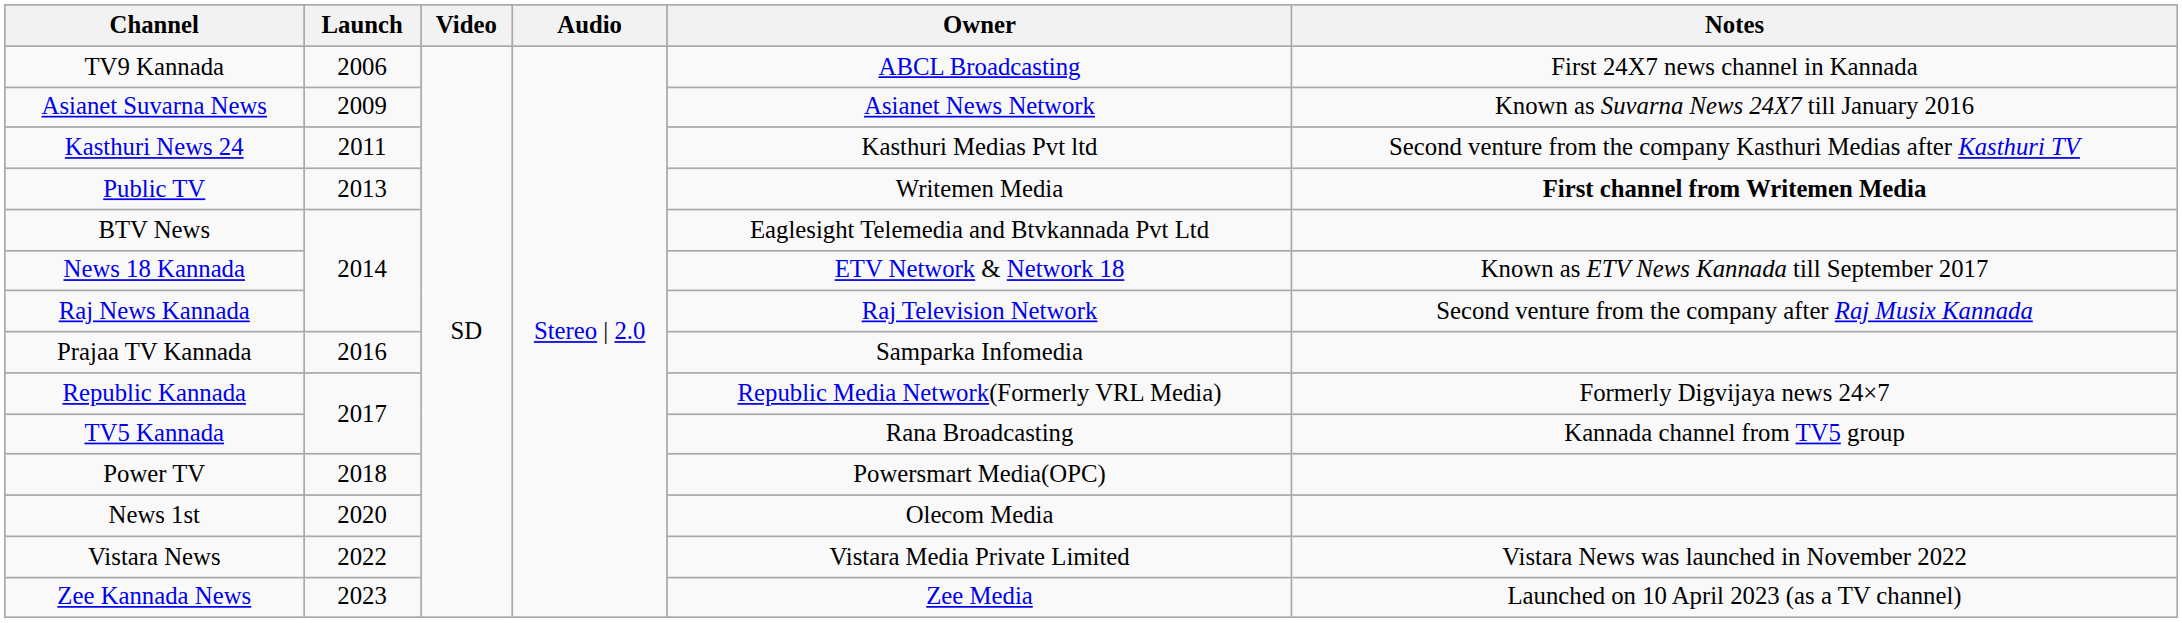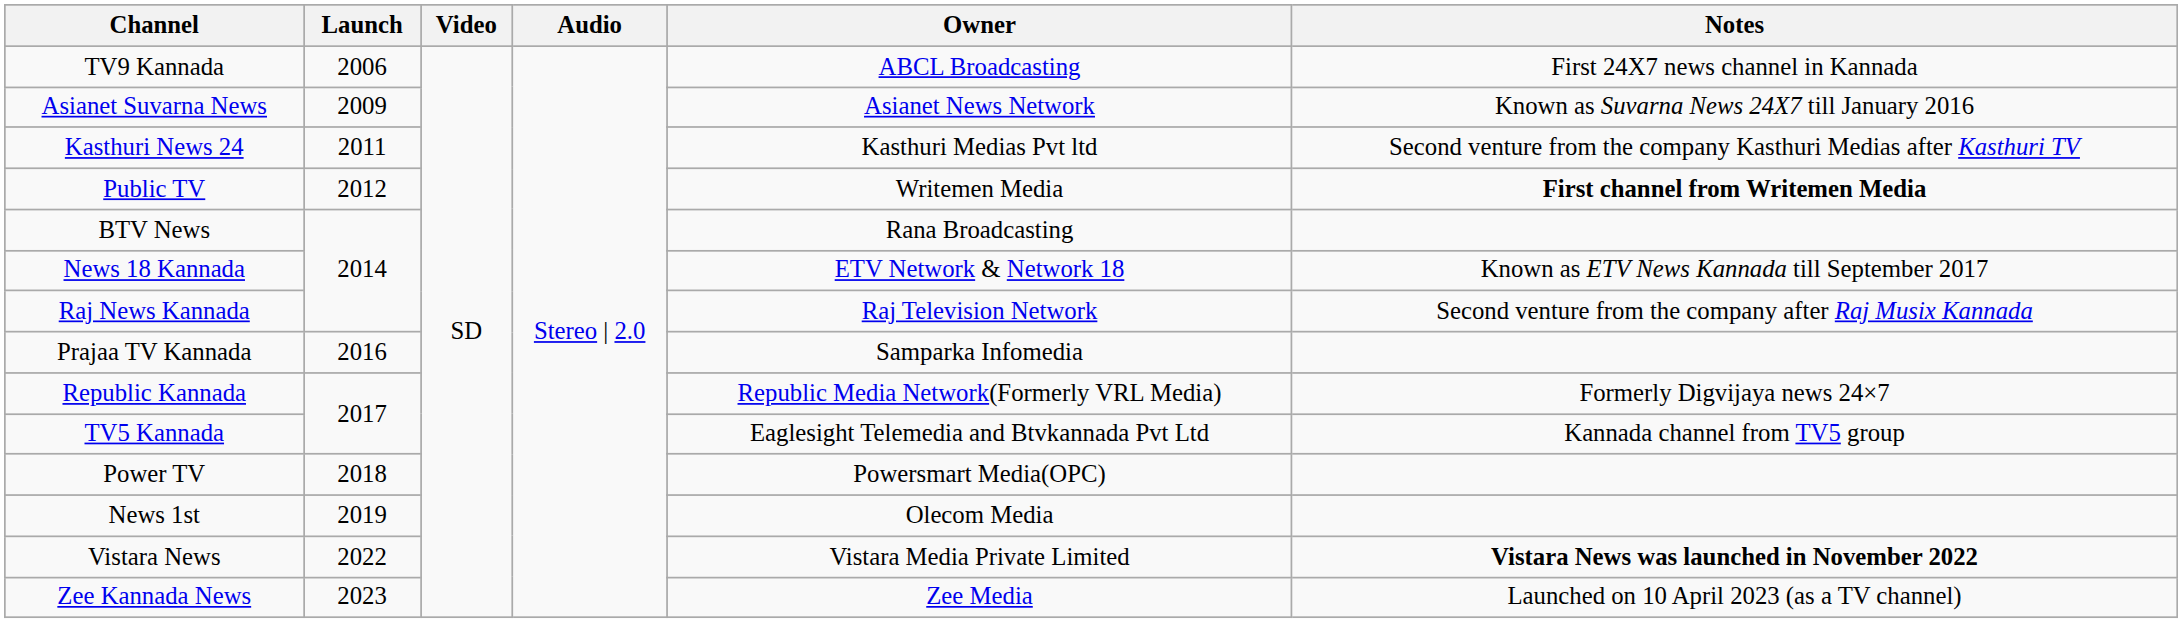(362, 188) 2013 -> (362, 188) 2012
(980, 229) Eaglesight Telemedia and Btvkannada Pvt Ltd -> (980, 229) Rana Broadcasting
(980, 433) Rana Broadcasting -> (980, 433) Eaglesight Telemedia and Btvkannada Pvt Ltd
(362, 515) 2020 -> (362, 515) 2019
(1735, 556) normal -> (1734, 556) bold
